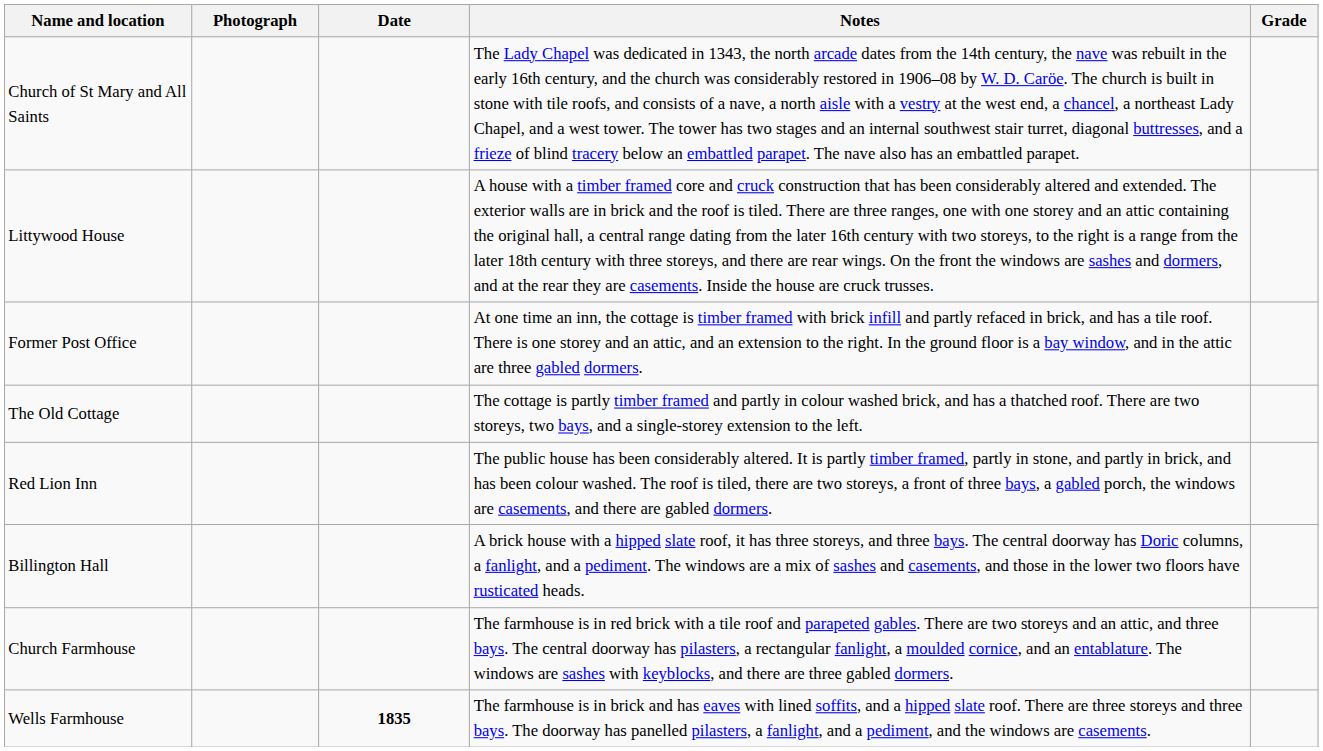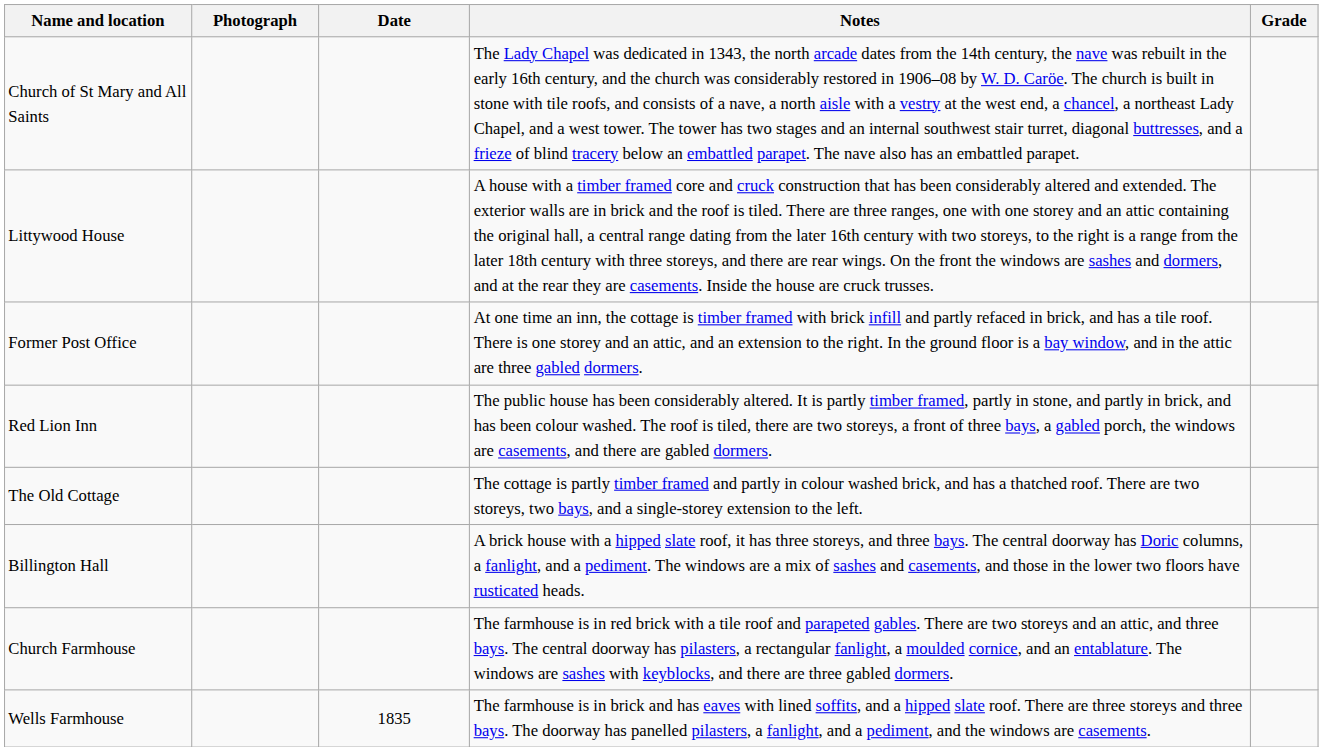rows swapped: (53, 483) <-> (64, 413)
(394, 718) bold -> (394, 718) normal
